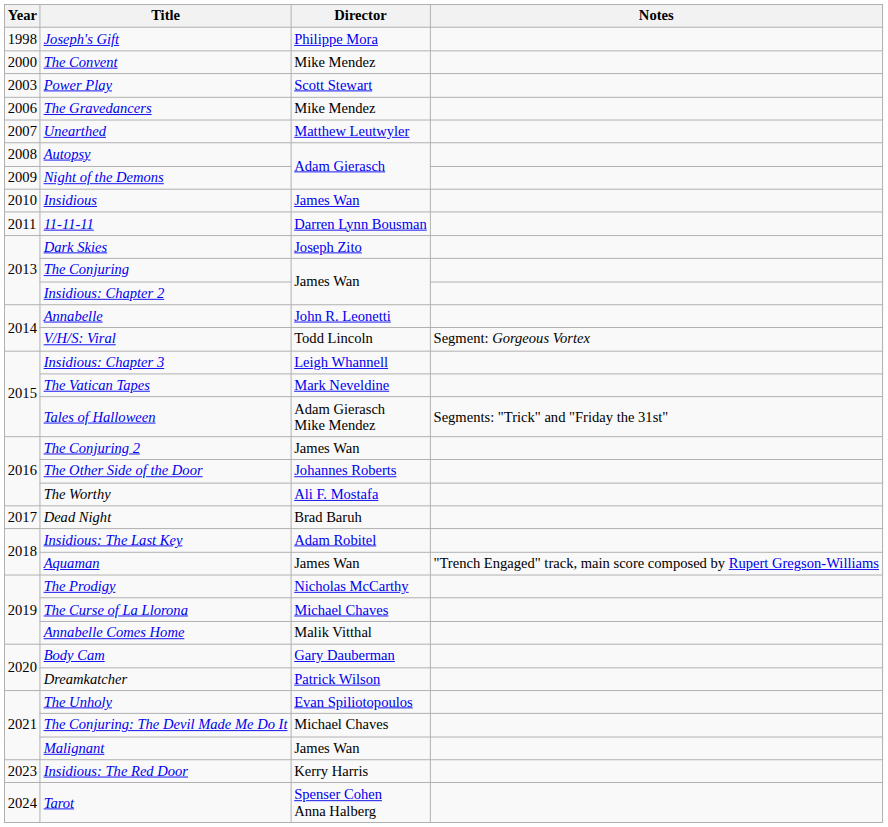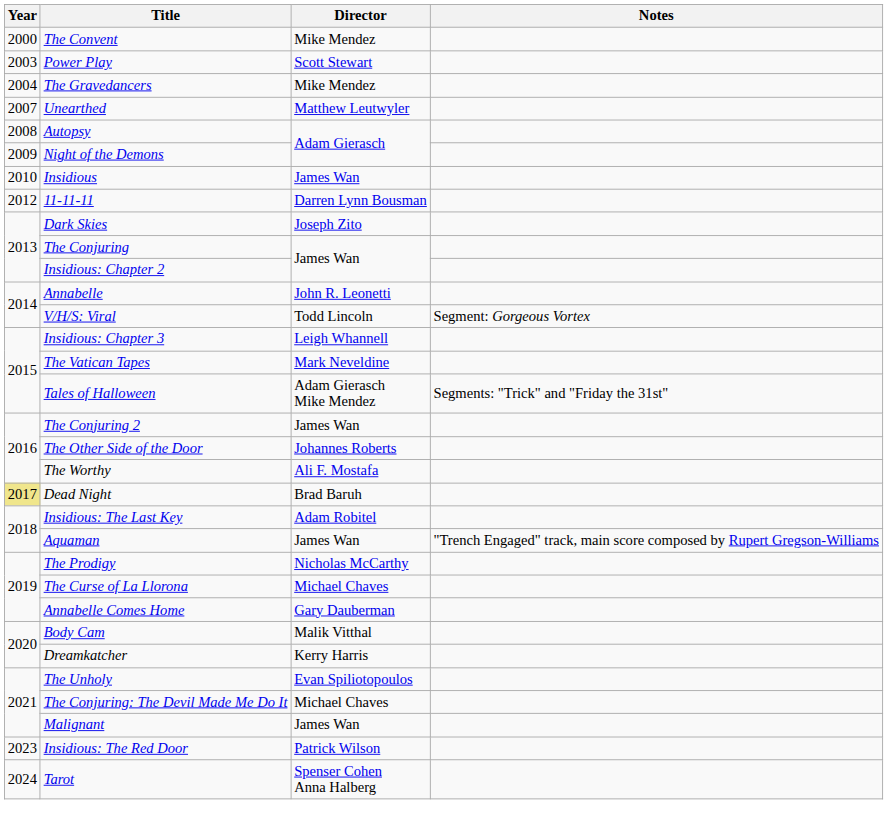- row: (81, 39)
(22, 108) 2006 -> (22, 85) 2004
(22, 223) 2011 -> (22, 200) 2012
(22, 517) no background -> (22, 494) khaki background
(333, 632) Malik Vitthal -> (345, 609) Gary Dauberman
(345, 655) Gary Dauberman -> (333, 632) Malik Vitthal
(337, 678) Patrick Wilson -> (331, 655) Kerry Harris
(331, 771) Kerry Harris -> (337, 748) Patrick Wilson
